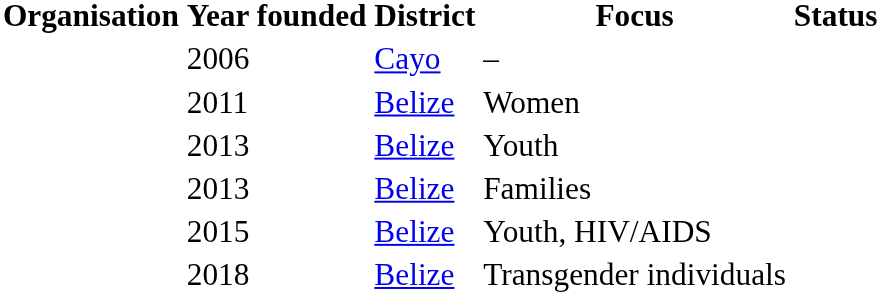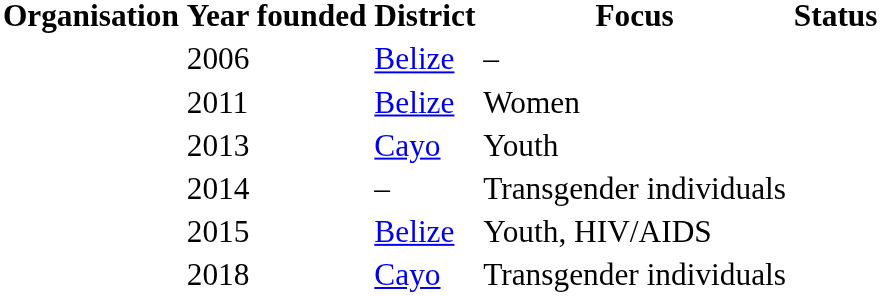(407, 59) Cayo -> (414, 59) Belize
(414, 145) Belize -> (407, 145) Cayo
- row: (218, 188)
+ row: (218, 188)
(414, 274) Belize -> (407, 274) Cayo
